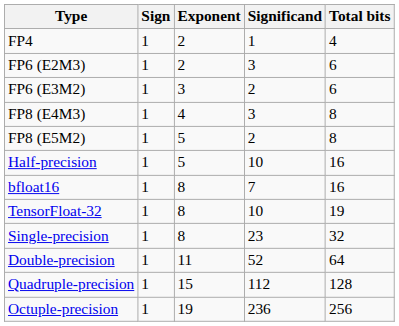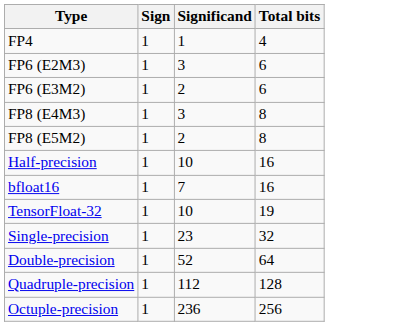- column: (209, 16)
